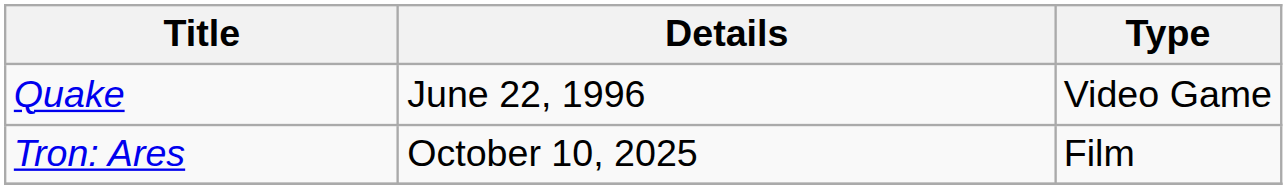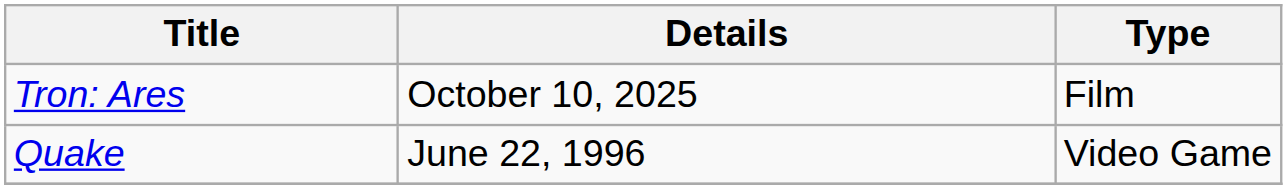rows swapped: (69, 93) <-> (100, 153)
